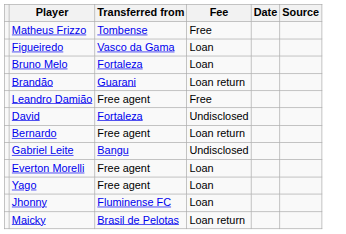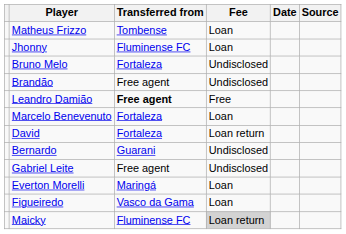(201, 30) Free -> (221, 30) Loan
rows swapped: (38, 47) <-> (29, 202)
(202, 64) Loan -> (238, 64) Undisclosed
(117, 82) Guarani -> (143, 82) Free agent
(217, 82) Loan return -> (238, 82) Undisclosed
(124, 99) normal -> (144, 99) bold
+ row: (62, 116)
(219, 116) Undisclosed -> (237, 133) Loan return
(124, 133) Free agent -> (136, 151) Guarani
(217, 133) Loan return -> (238, 151) Undisclosed
(113, 151) Bangu -> (143, 168) Free agent
(124, 168) Free agent -> (136, 185) Maringá
- row: (24, 185)
(138, 220) Brasil de Pelotas -> (154, 220) Fluminense FC
(217, 220) no background -> (237, 220) lightgrey background
